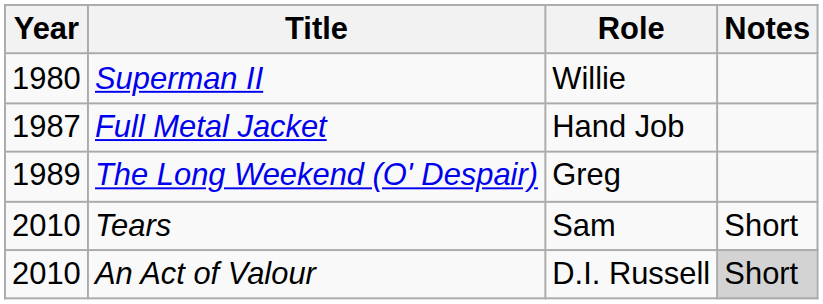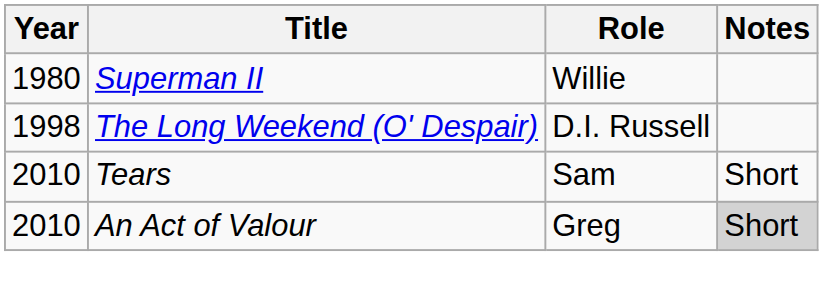- row: (211, 126)
(46, 175) 1989 -> (46, 126) 1998
(587, 175) Greg -> (631, 126) D.I. Russell
(631, 273) D.I. Russell -> (587, 224) Greg
